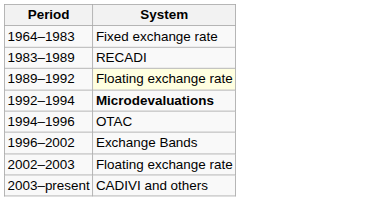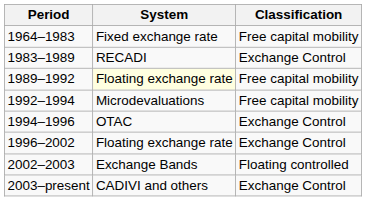+ column: (299, 15)
(155, 100) bold -> (150, 100) normal
(147, 143) Exchange Bands -> (164, 143) Floating exchange rate
(164, 164) Floating exchange rate -> (147, 164) Exchange Bands
